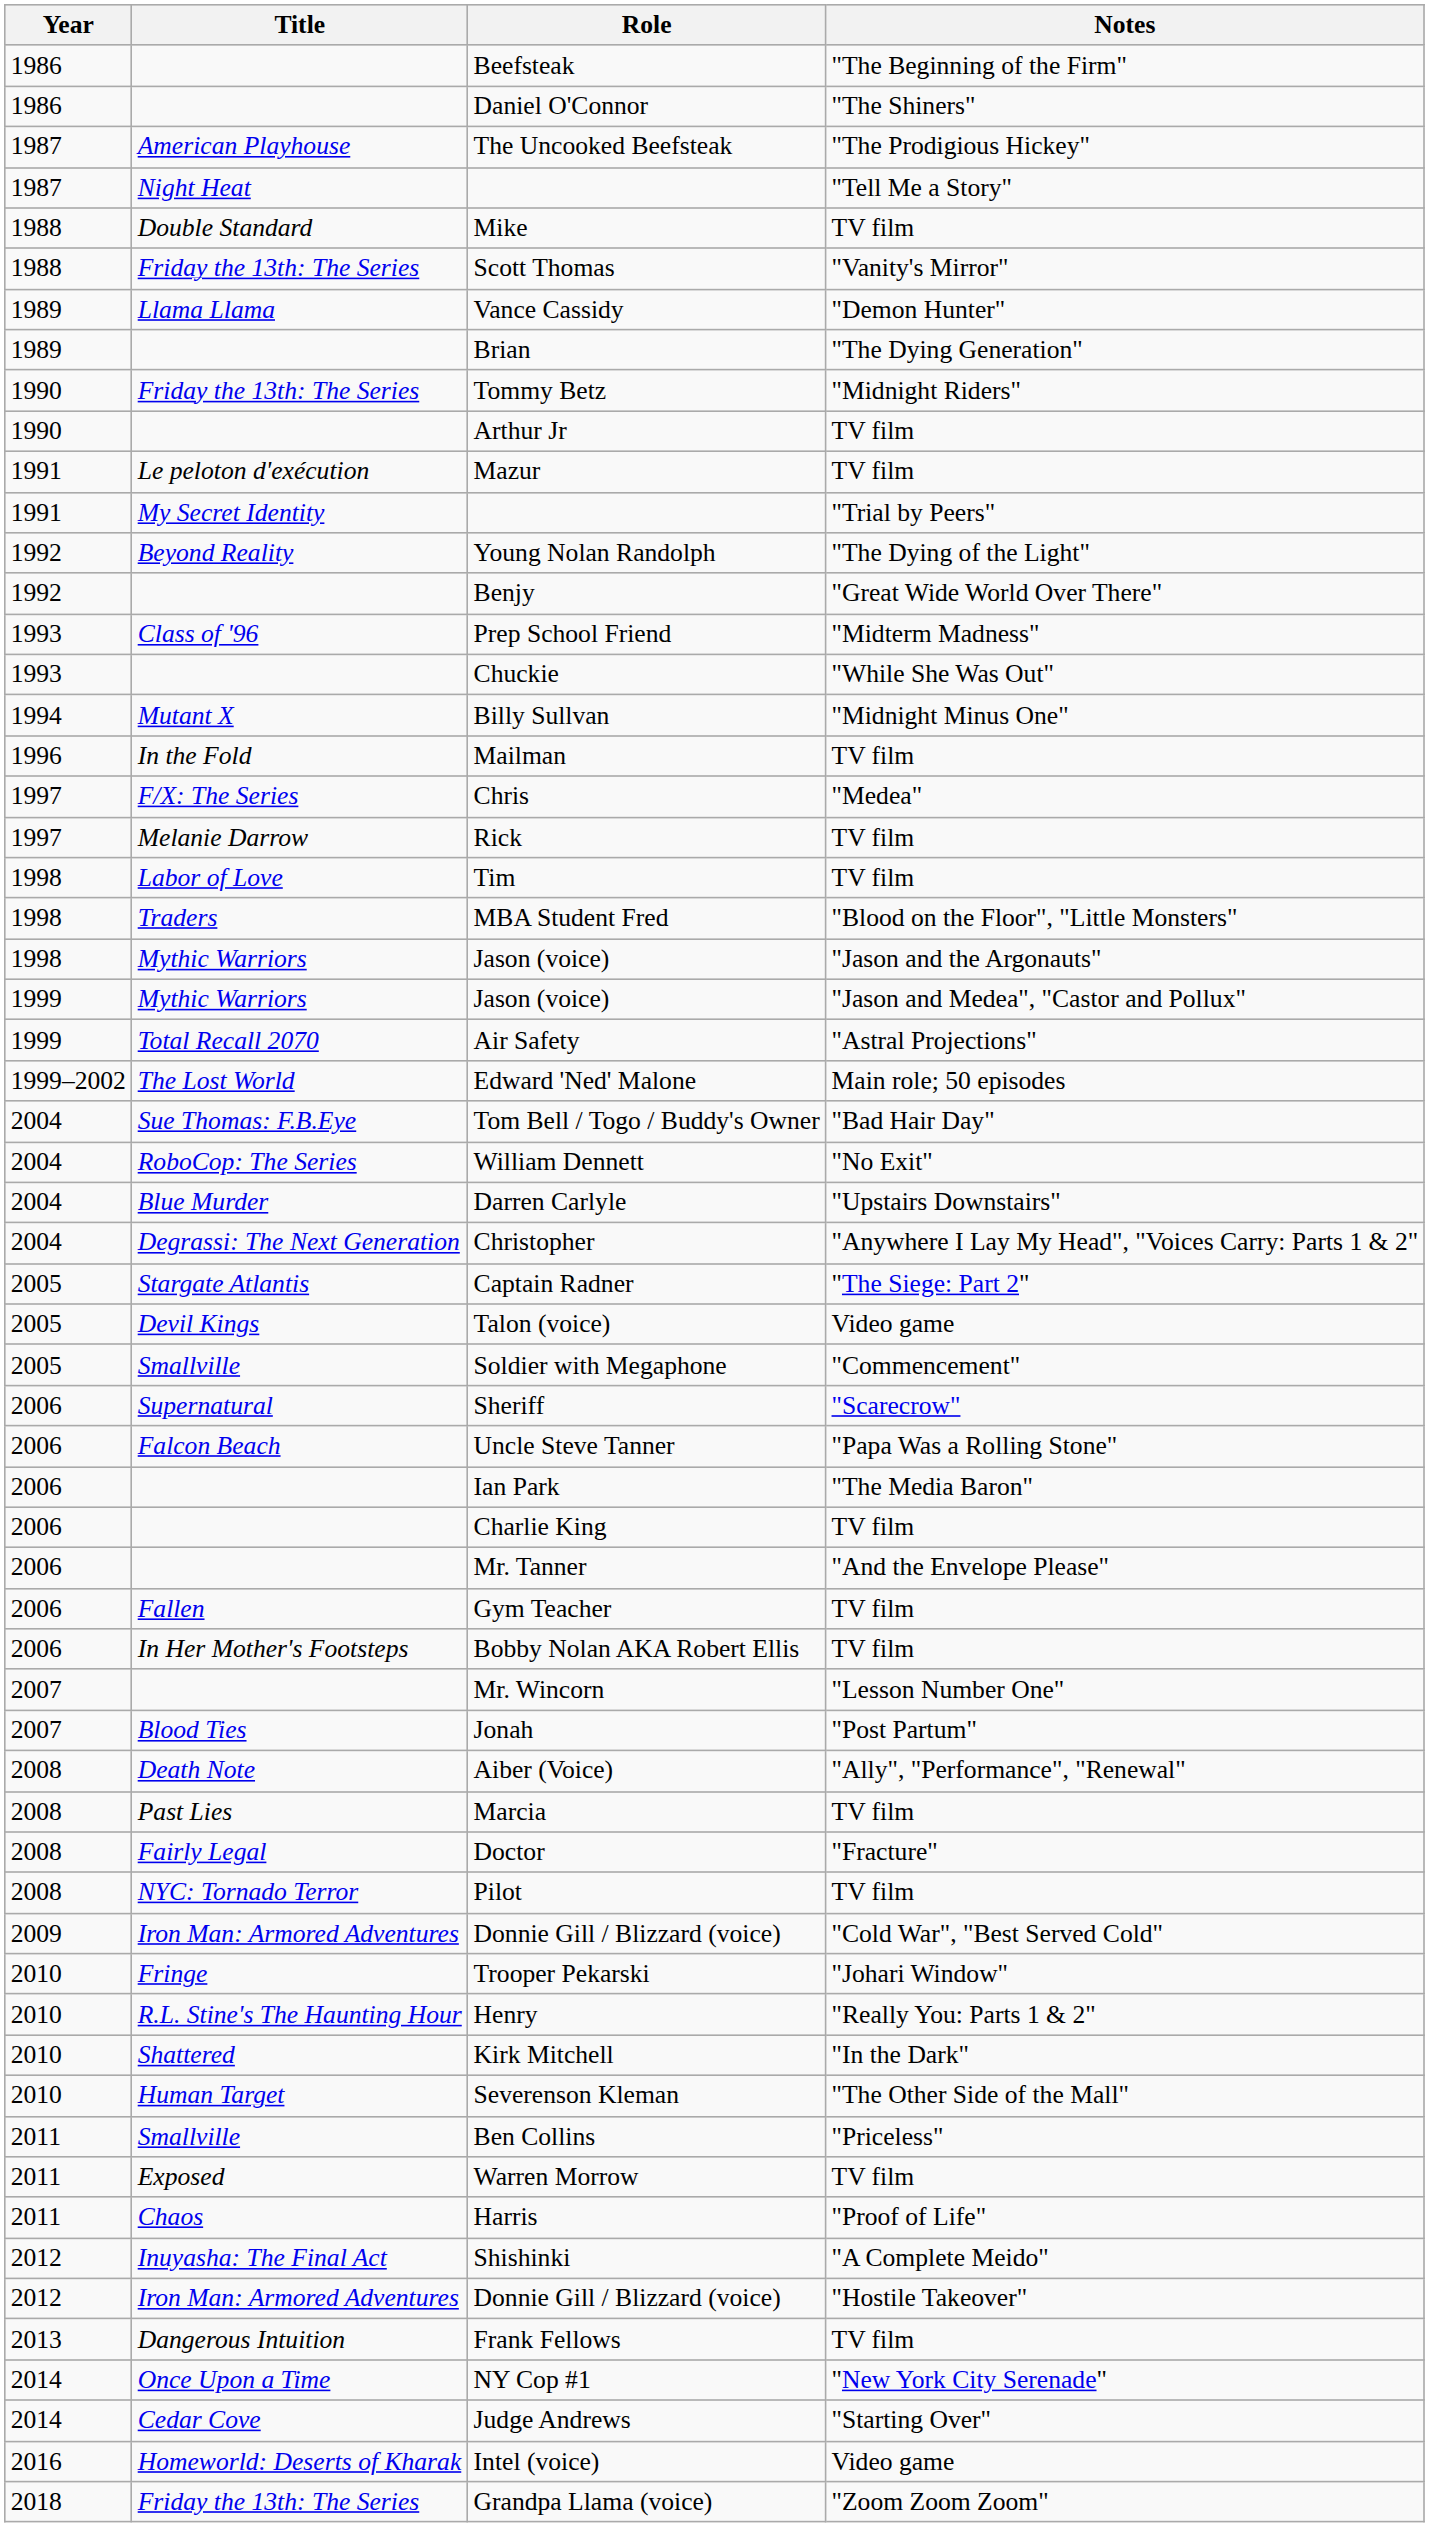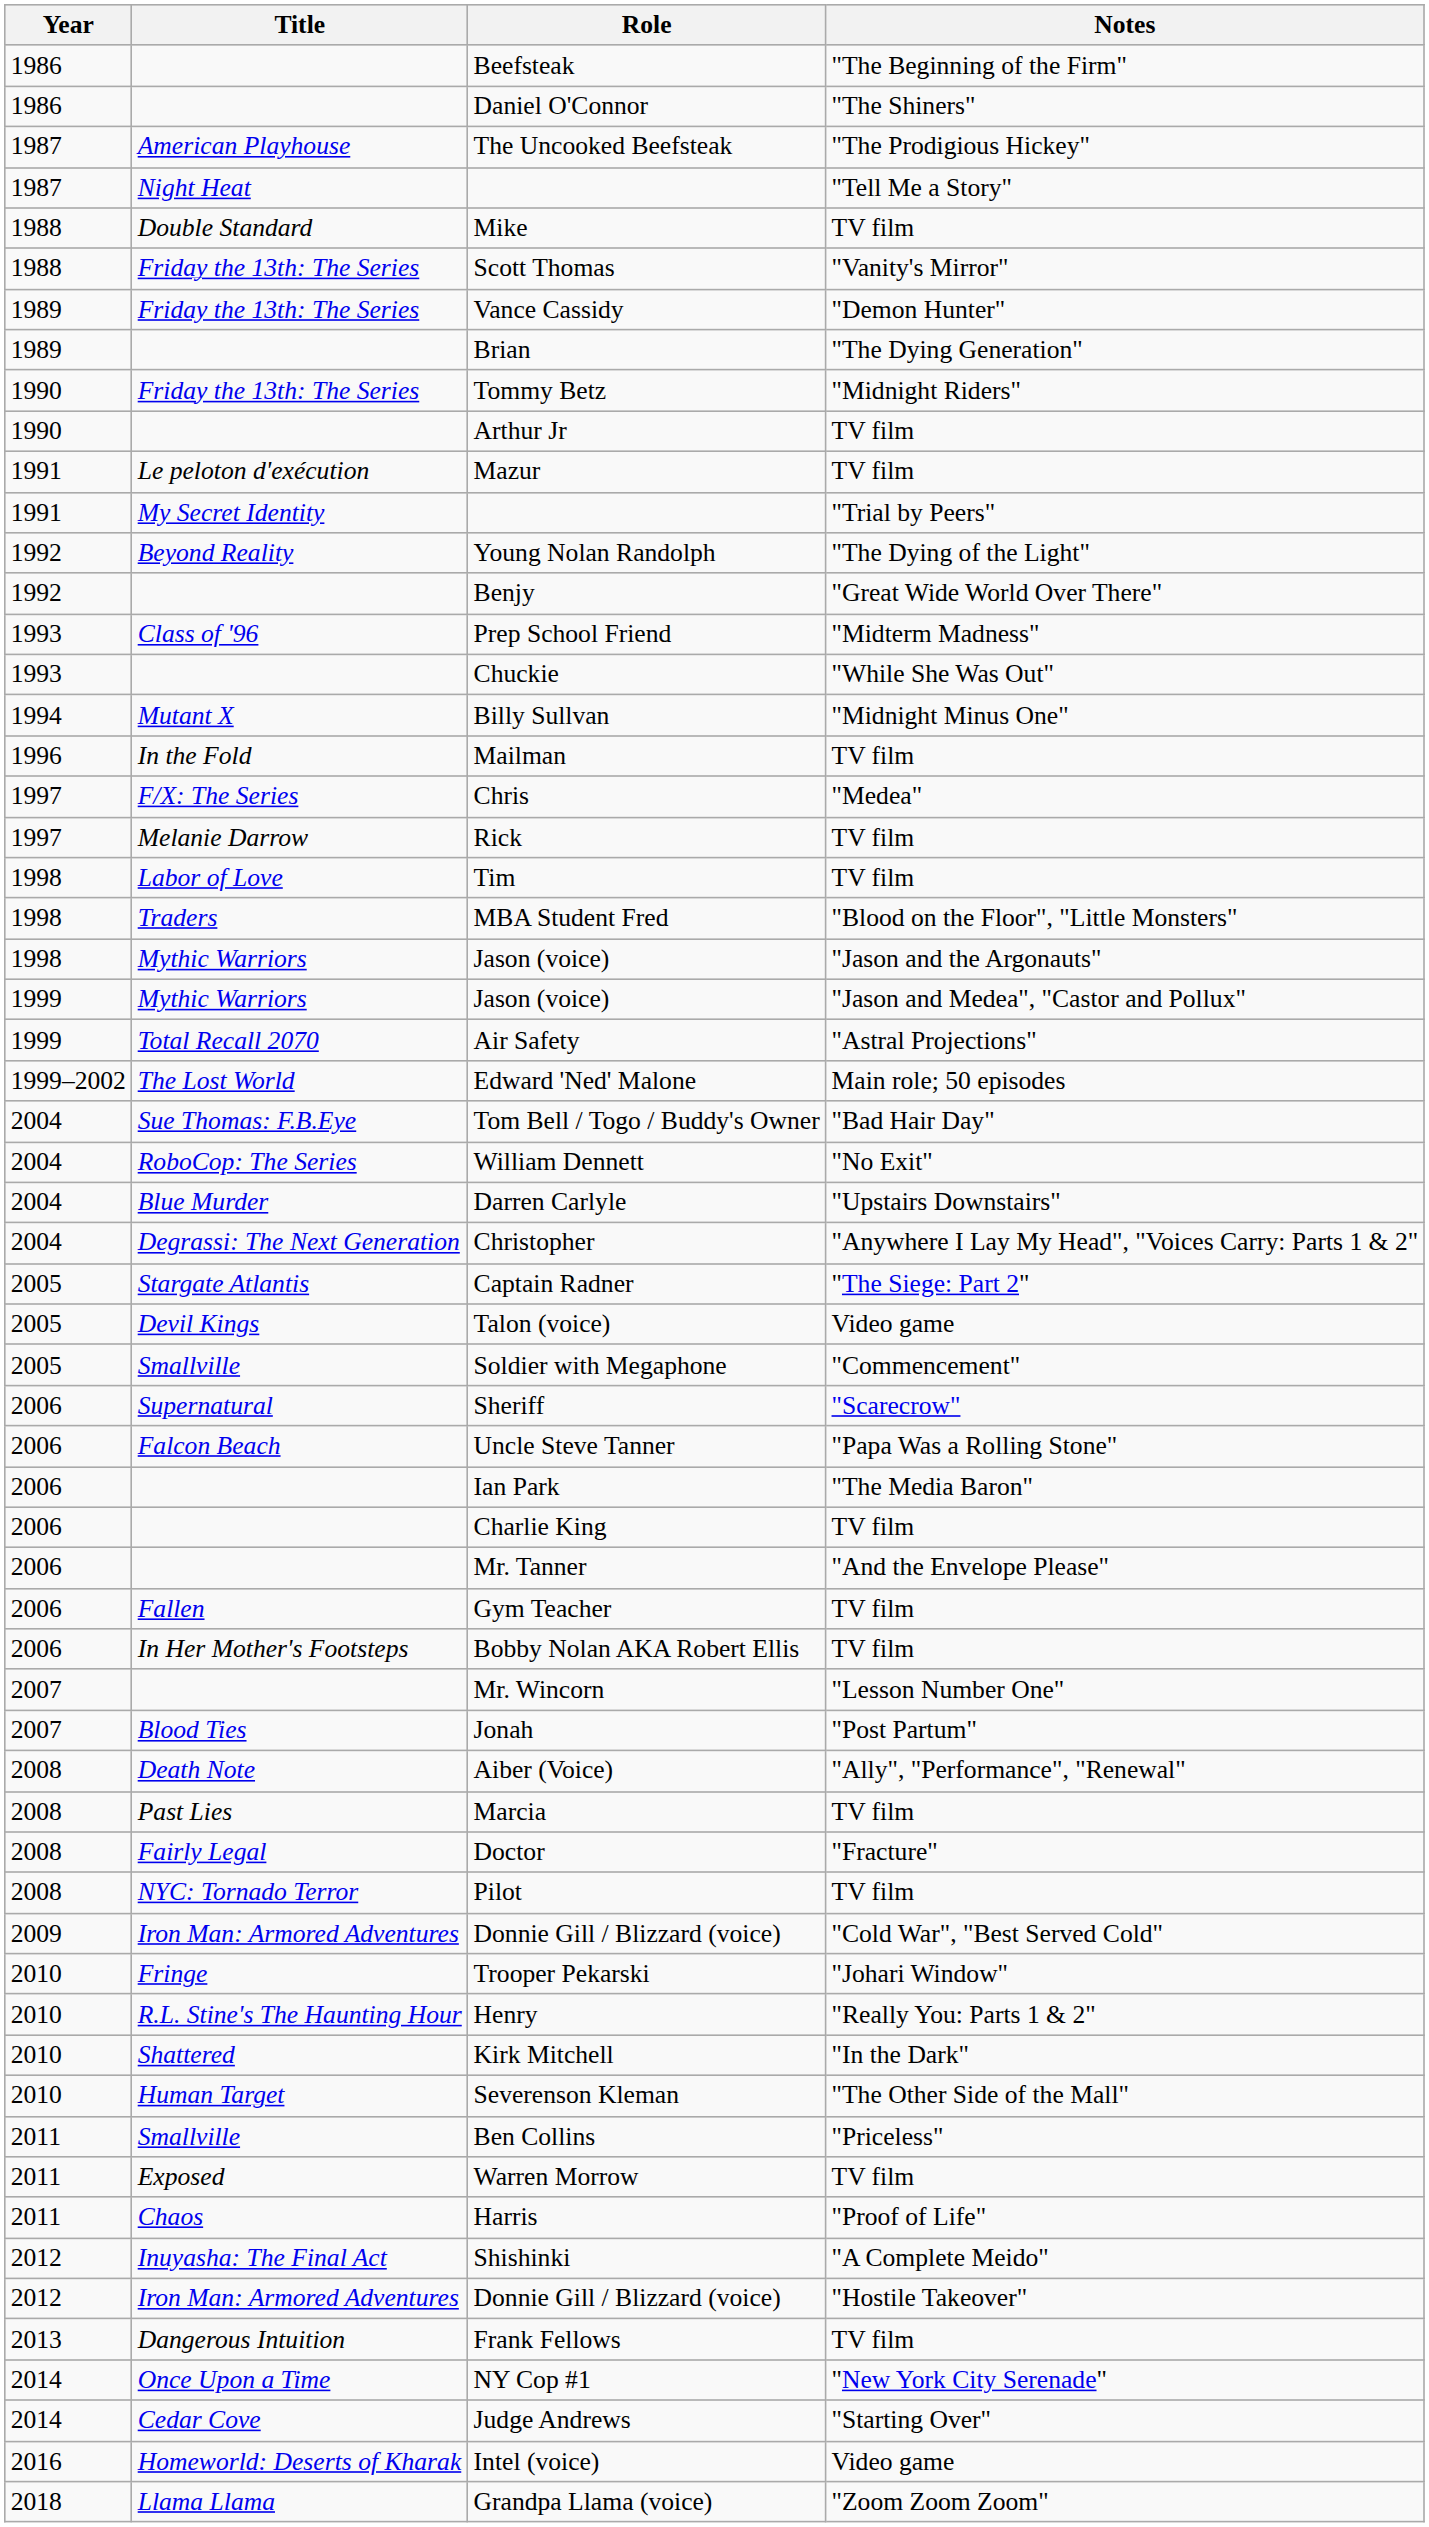(206, 308) Llama Llama -> (278, 308) Friday the 13th: The Series
(278, 2501) Friday the 13th: The Series -> (206, 2501) Llama Llama
